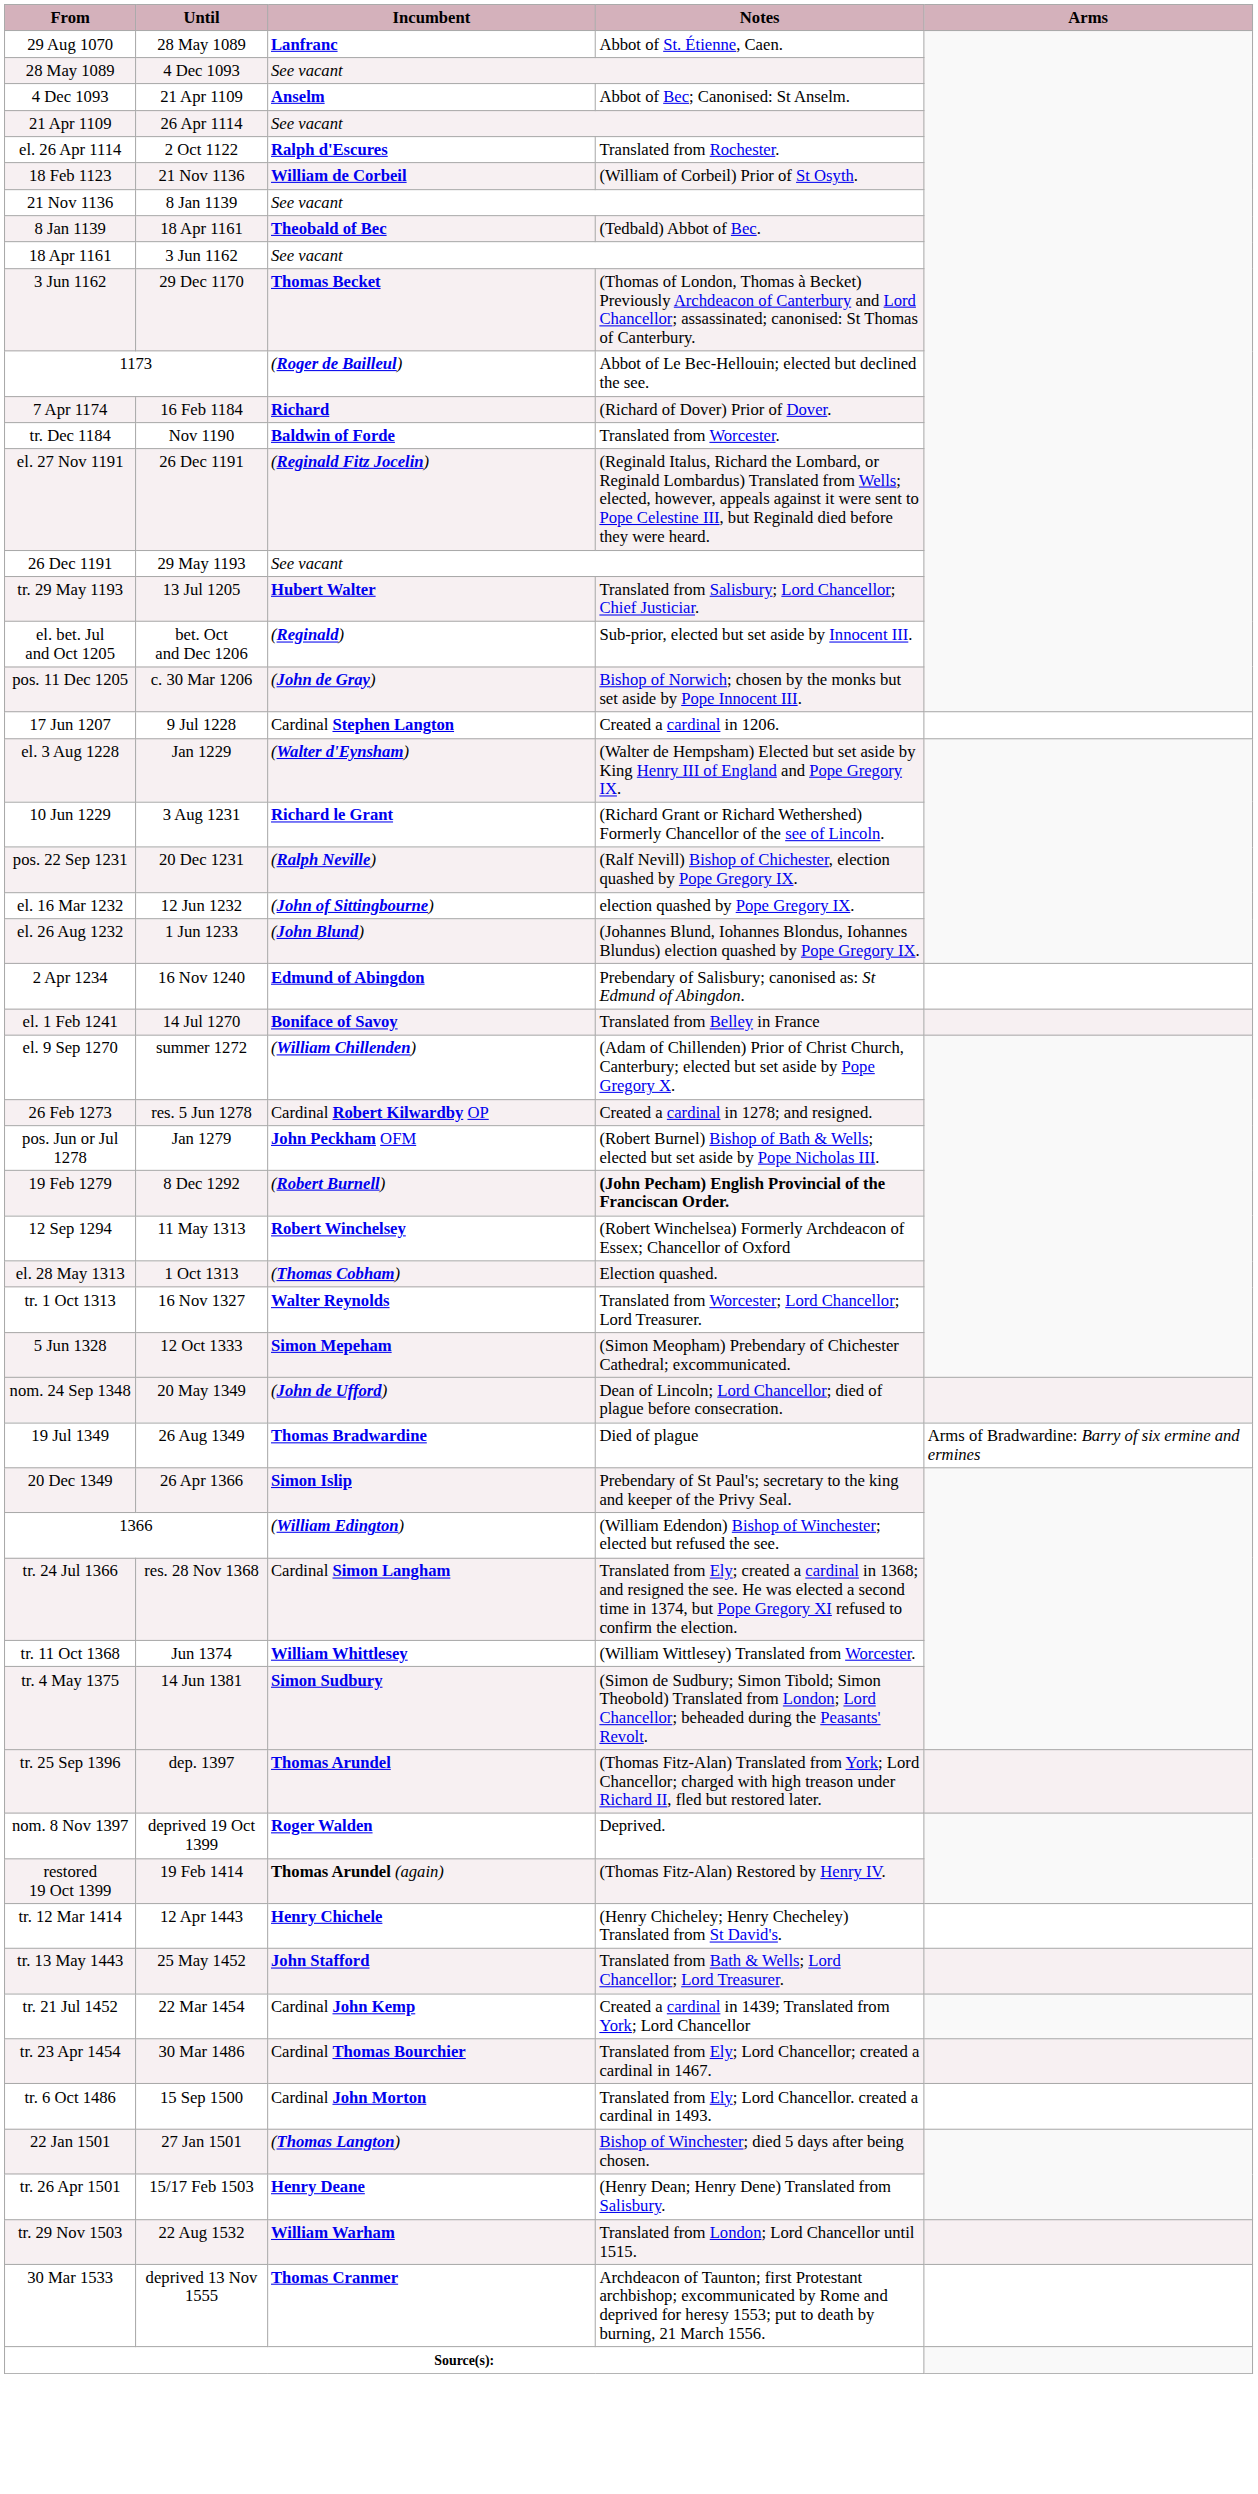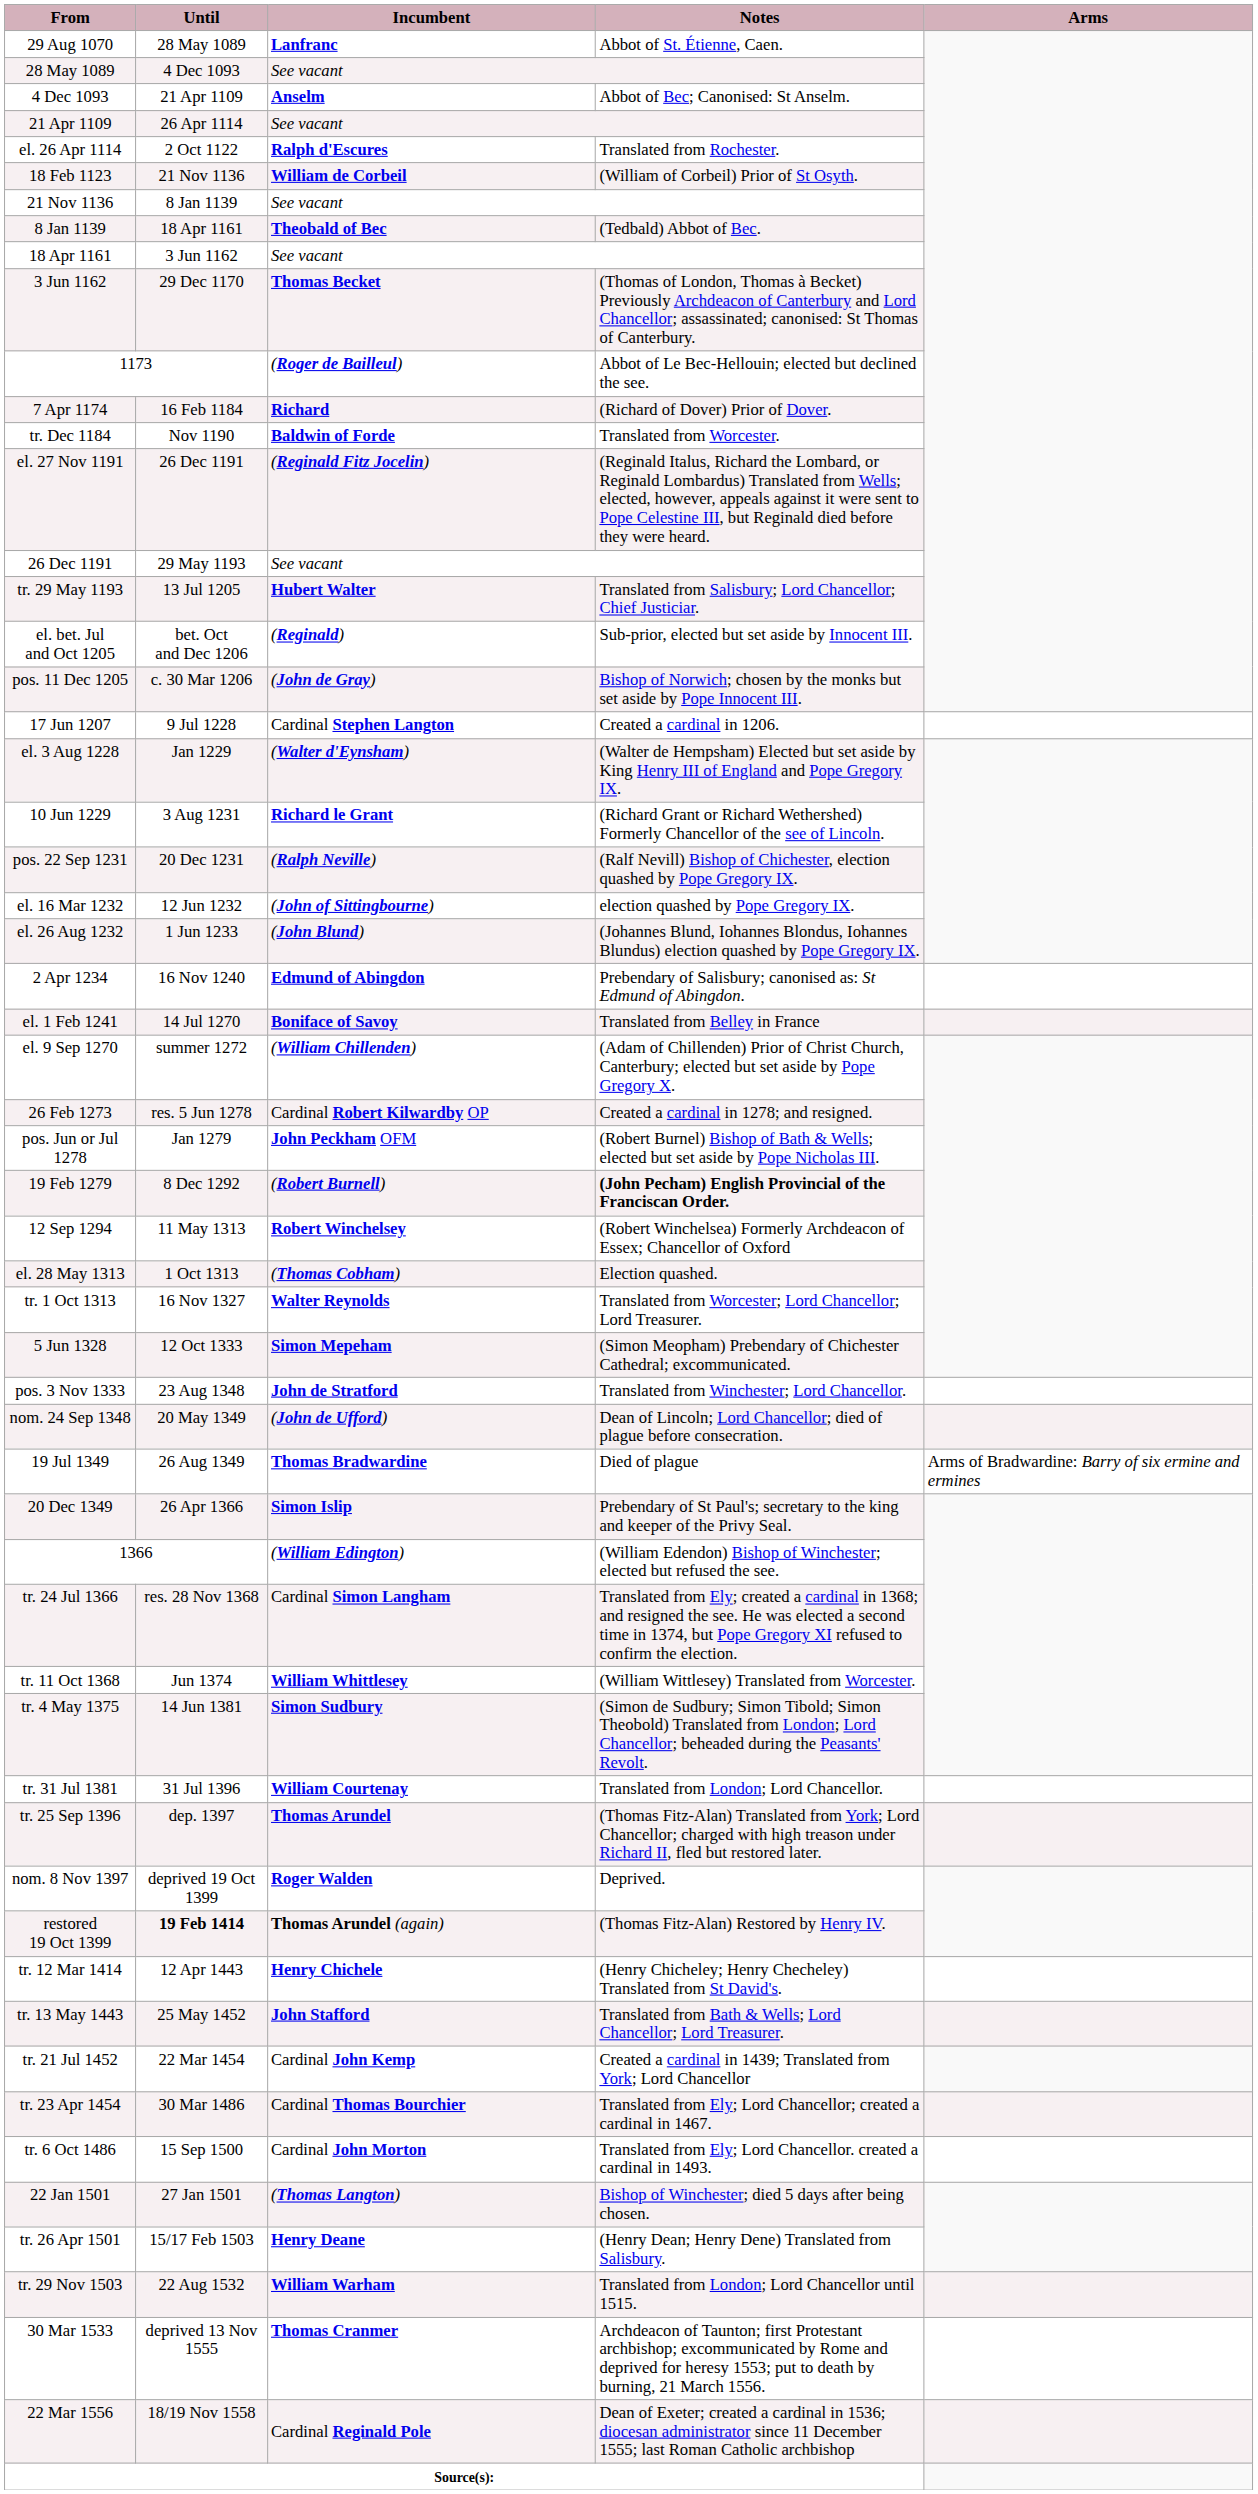+ row: (70, 1390)
+ row: (70, 1788)
(202, 1871) normal -> (202, 1924) bold
+ row: (70, 2412)
